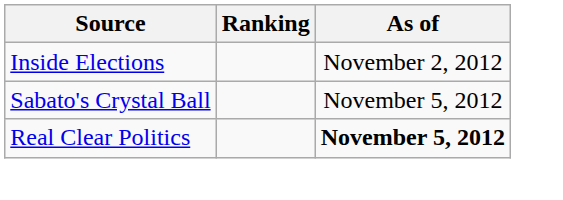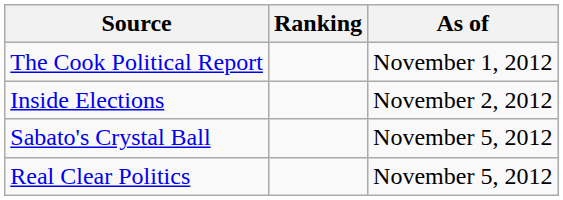+ row: (137, 61)
(413, 137) bold -> (463, 175) normal
